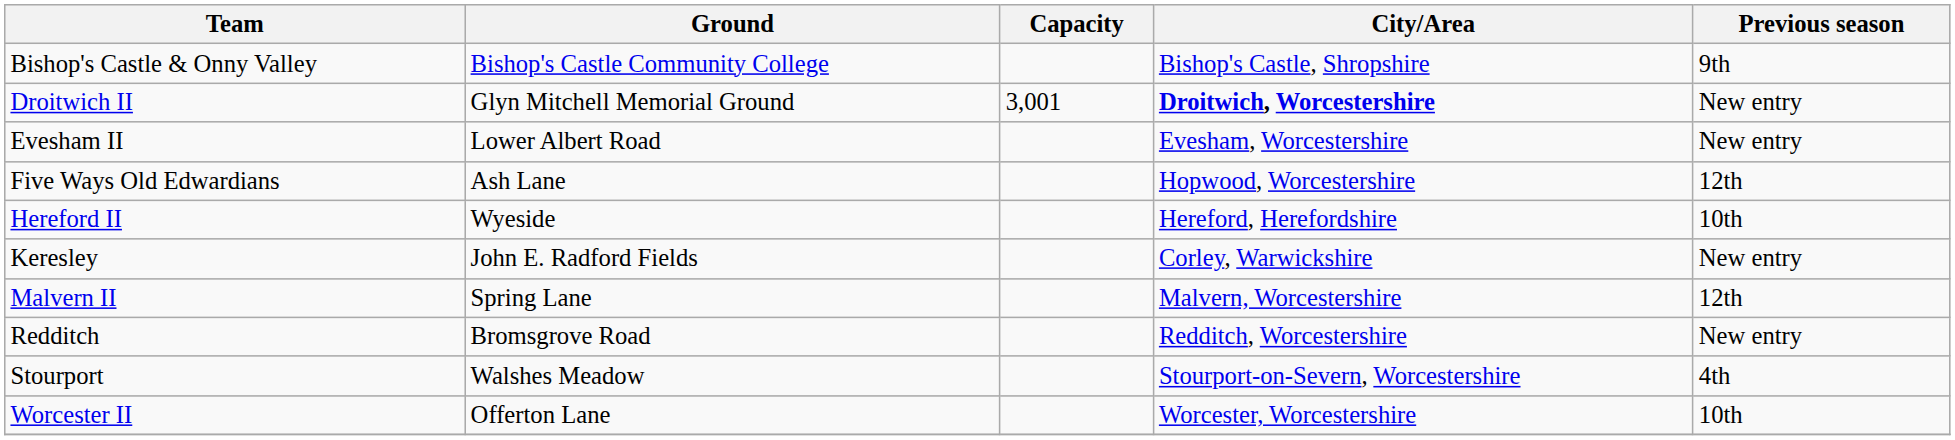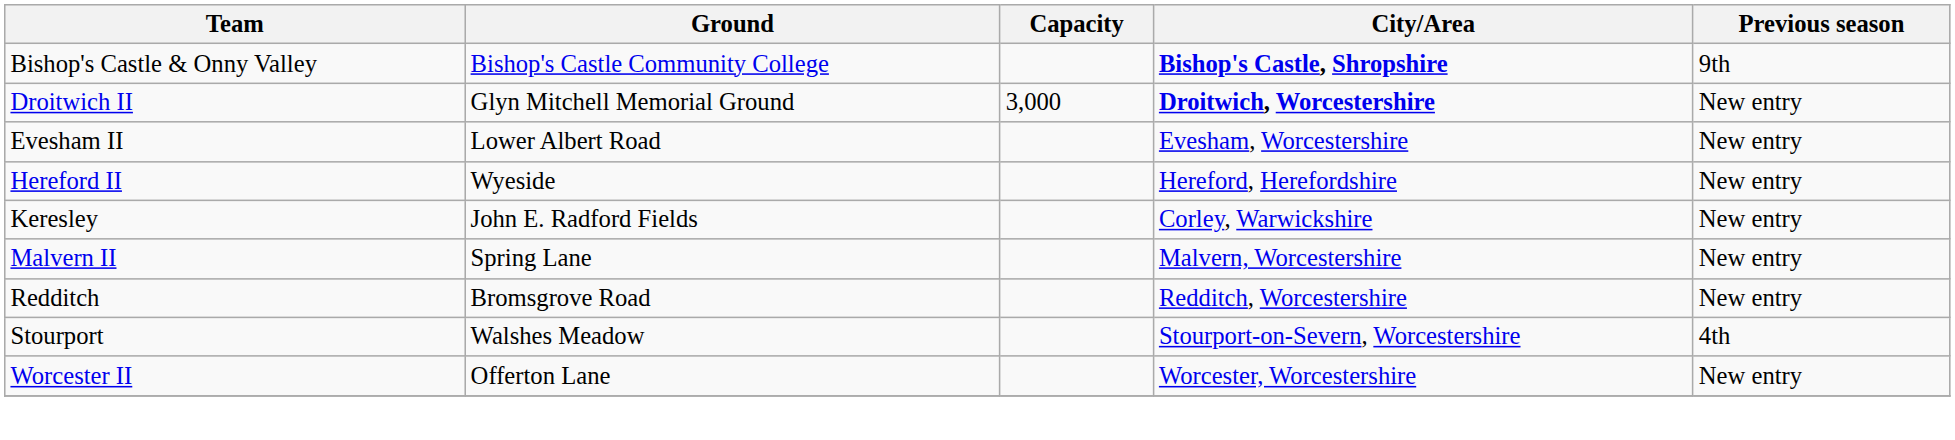(1294, 63) normal -> (1303, 63) bold
(1033, 102) 3,001 -> (1033, 102) 3,000
- row: (145, 180)
(1721, 219) 10th -> (1750, 180) New entry
(1721, 297) 12th -> (1750, 258) New entry
(1721, 414) 10th -> (1750, 375) New entry
